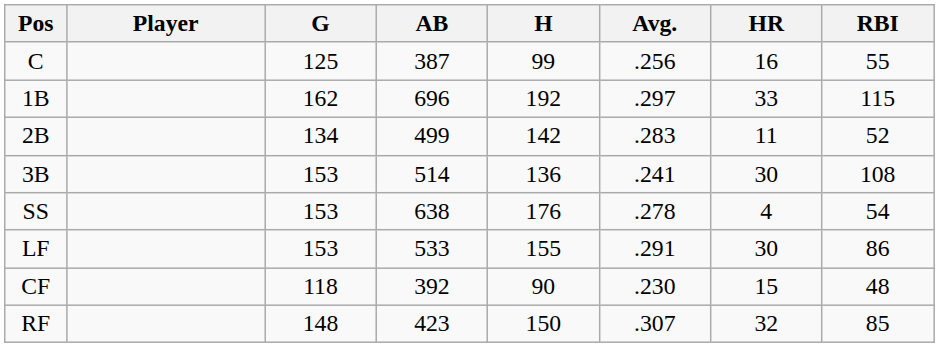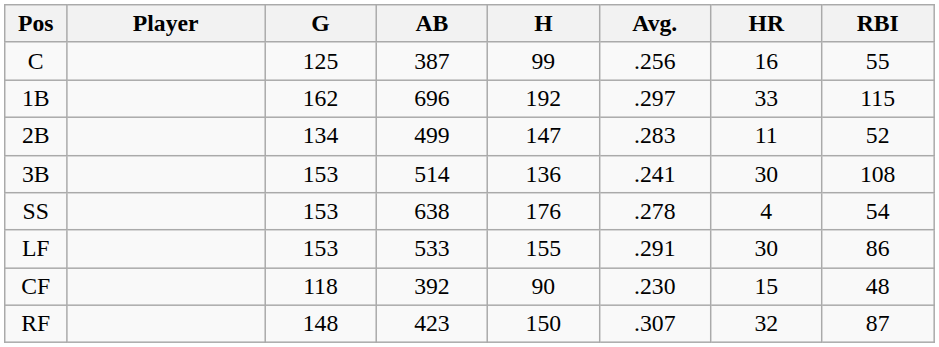(543, 135) 142 -> (543, 135) 147
(878, 323) 85 -> (878, 323) 87
